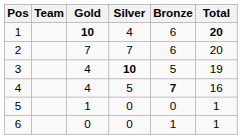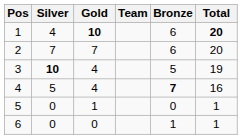columns swapped: (49, 13) <-> (130, 13)
